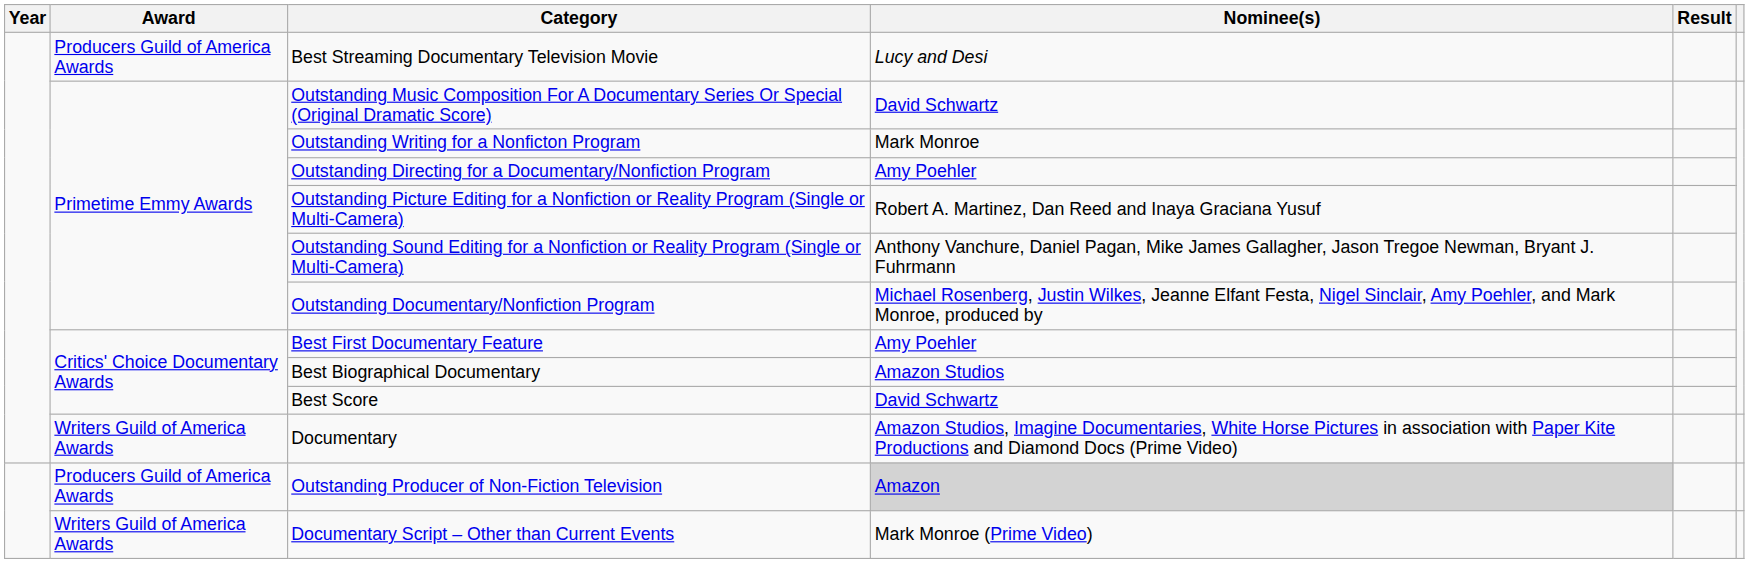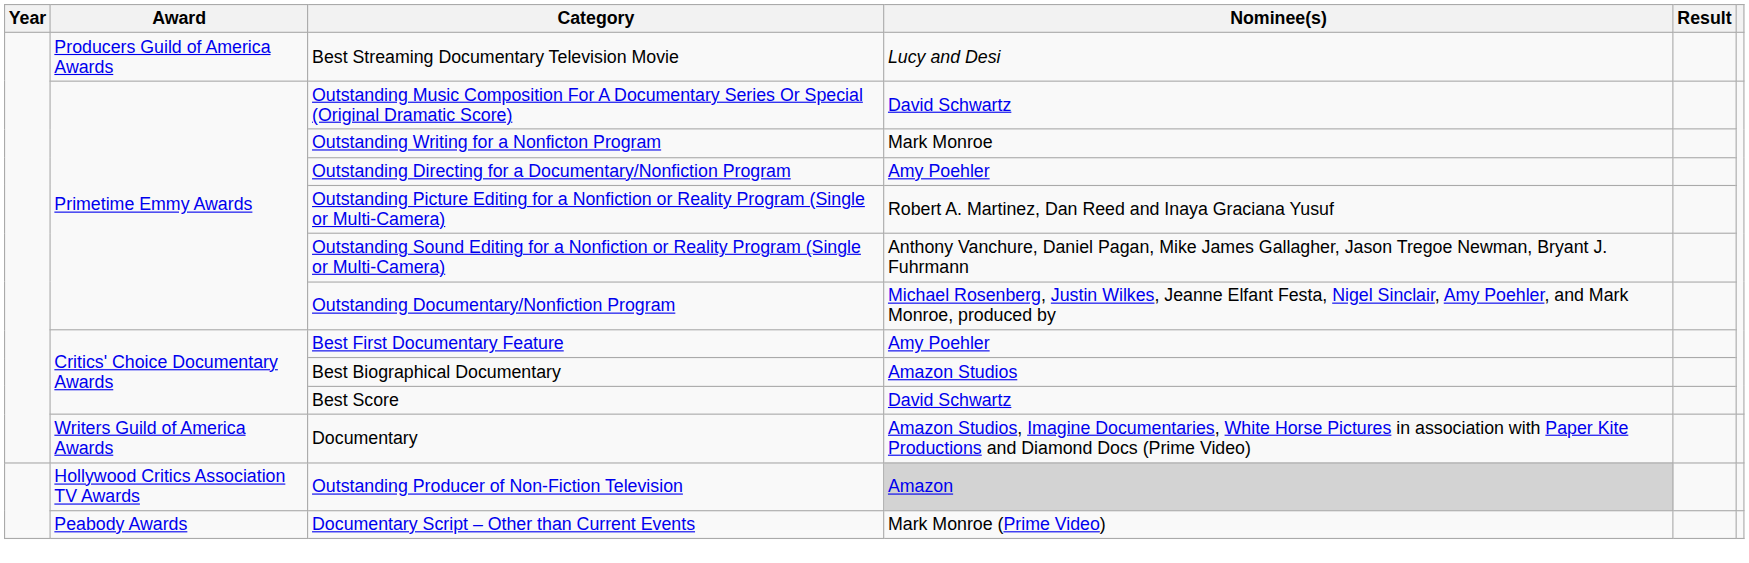(162, 486) Producers Guild of America Awards -> (170, 486) Hollywood Critics Association TV Awards
(150, 534) Writers Guild of America Awards -> (121, 524) Peabody Awards
